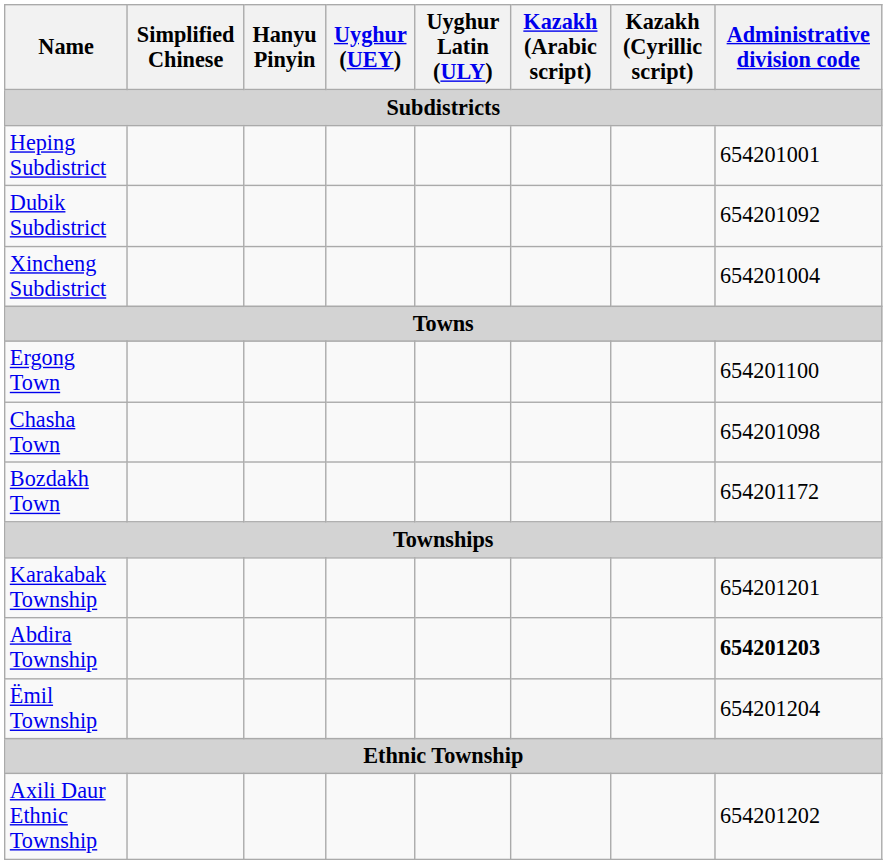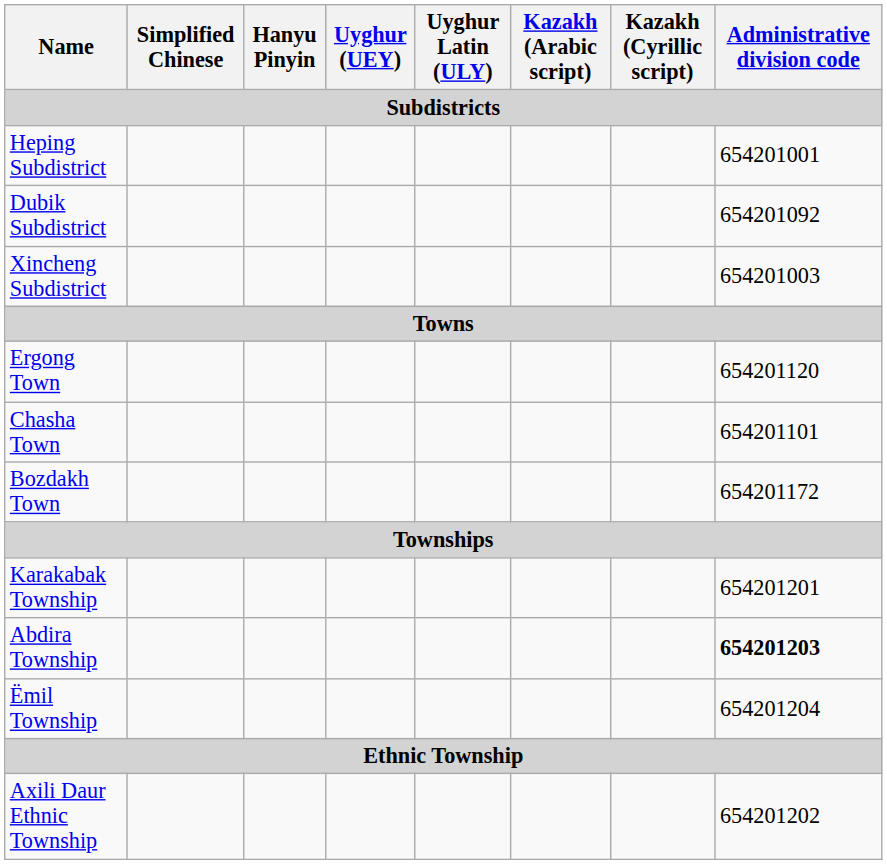(770, 275) 654201004 -> (770, 275) 654201003
(770, 371) 654201100 -> (770, 371) 654201120
(770, 431) 654201098 -> (770, 431) 654201101
